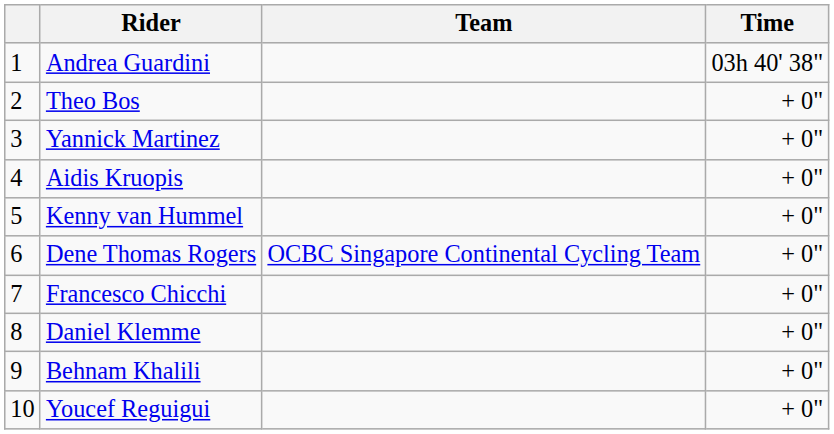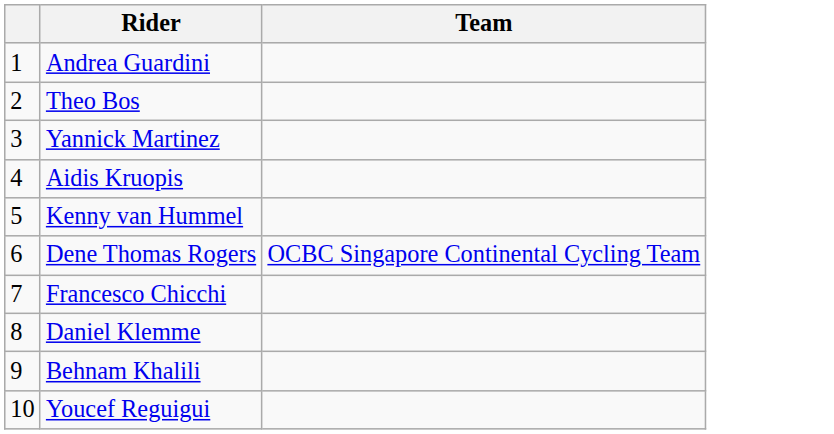- column: (767, 23)
